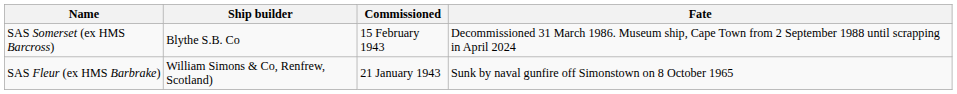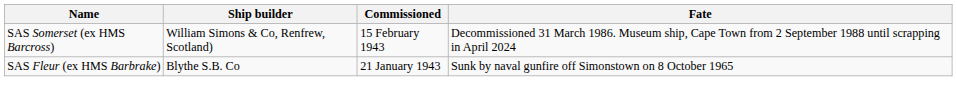(203, 40) Blythe S.B. Co -> (246, 40) William Simons & Co, Renfrew, Scotland)
(246, 73) William Simons & Co, Renfrew, Scotland) -> (203, 66) Blythe S.B. Co
